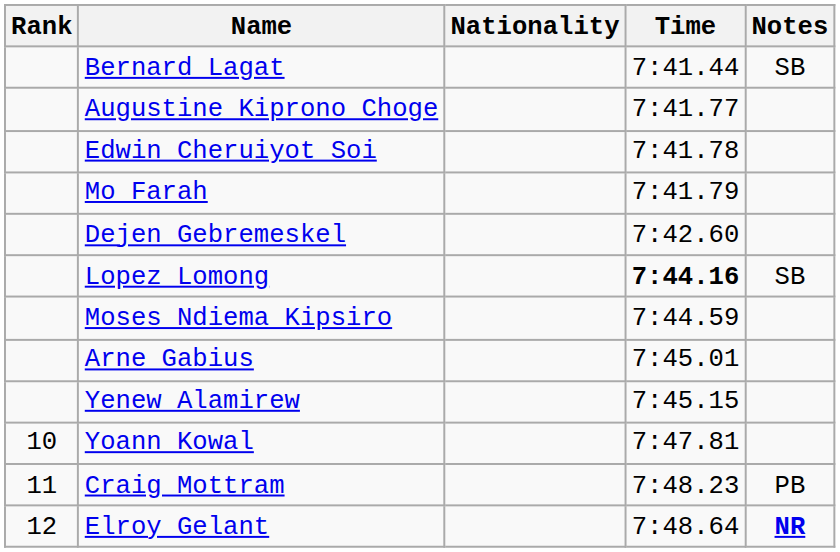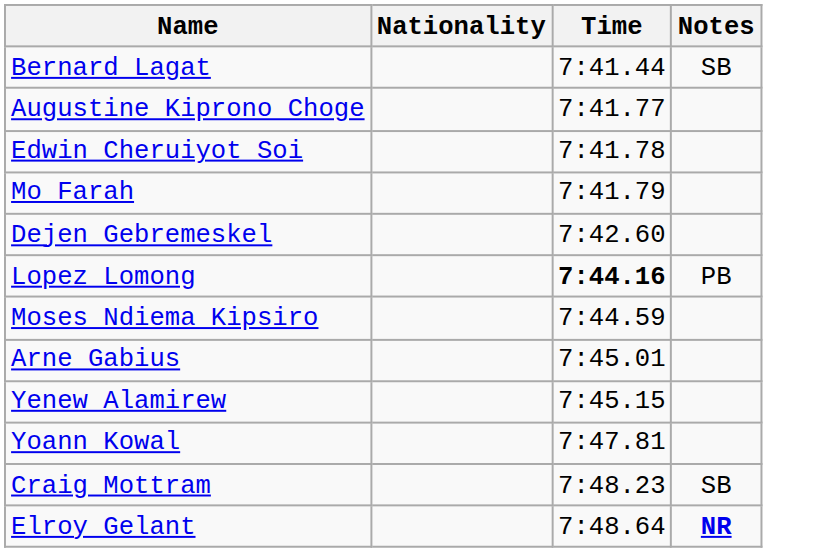- column: (42, 26)
(790, 276) SB -> (716, 276) PB
(790, 485) PB -> (716, 485) SB
